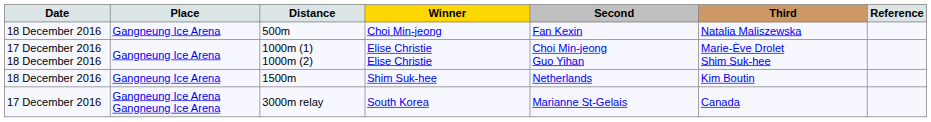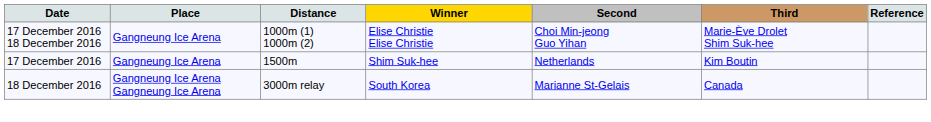- row: (276, 31)
(54, 78) 18 December 2016 -> (54, 61) 17 December 2016
(54, 102) 17 December 2016 -> (54, 84) 18 December 2016
